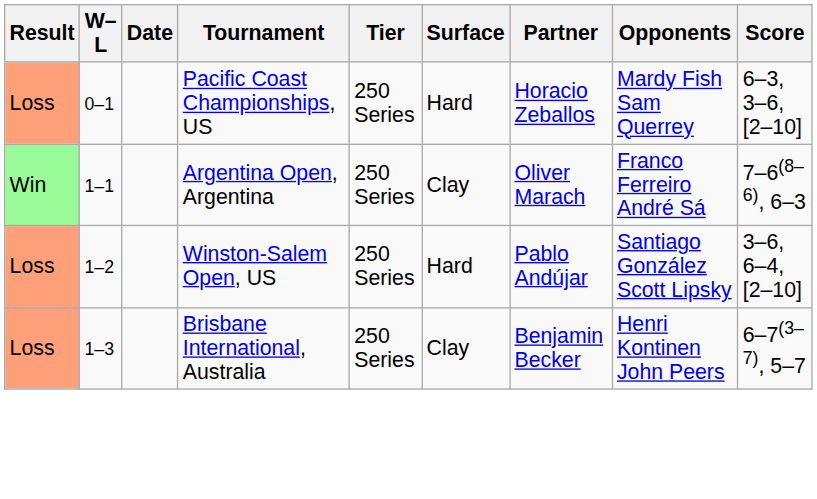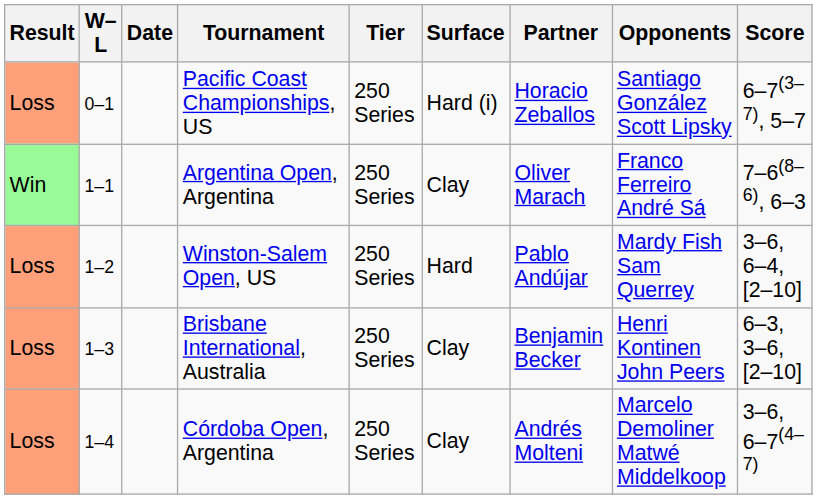(450, 103) Hard -> (462, 103) Hard (i)
(670, 103) Mardy Fish Sam Querrey -> (674, 103) Santiago González Scott Lipsky
(772, 103) 6–3, 3–6, [2–10] -> (774, 103) 6–7(3–7), 5–7
(674, 266) Santiago González Scott Lipsky -> (670, 266) Mardy Fish Sam Querrey
(774, 347) 6–7(3–7), 5–7 -> (772, 347) 6–3, 3–6, [2–10]
+ row: (256, 441)
